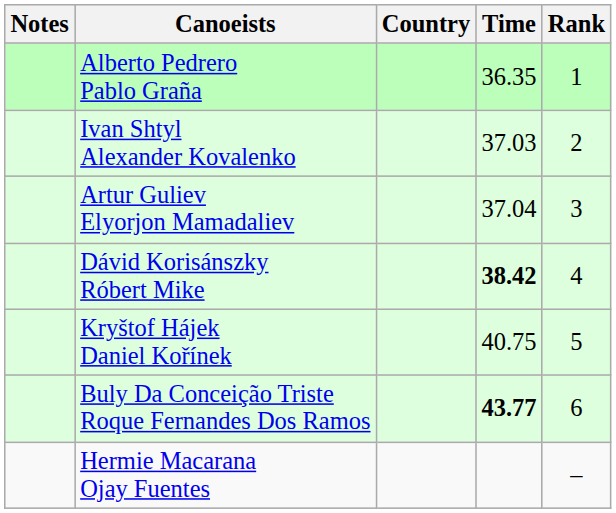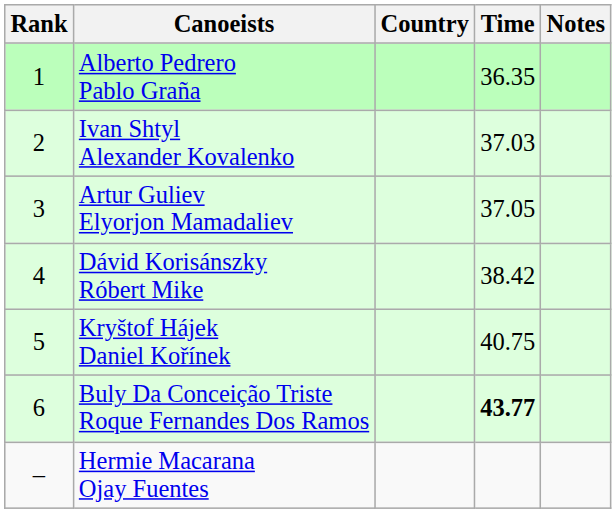columns swapped: (576, 23) <-> (40, 23)
(509, 209) 37.04 -> (508, 209) 37.05
(509, 275) bold -> (508, 275) normal
